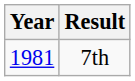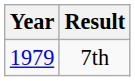(32, 57) 1981 -> (32, 57) 1979
